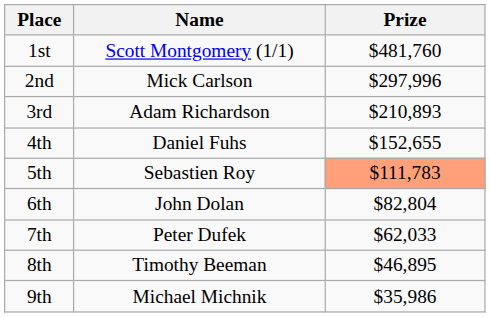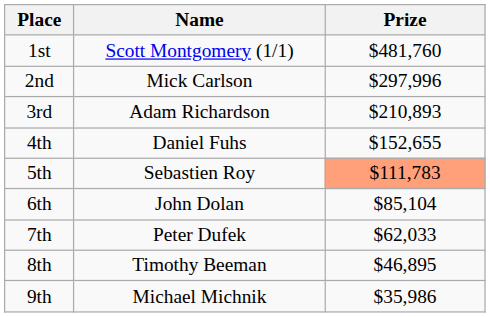(405, 204) $82,804 -> (405, 204) $85,104
